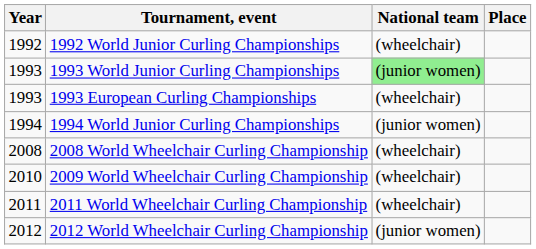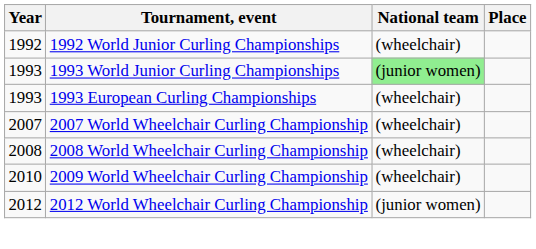- row: (195, 124)
+ row: (209, 124)
- row: (208, 204)
